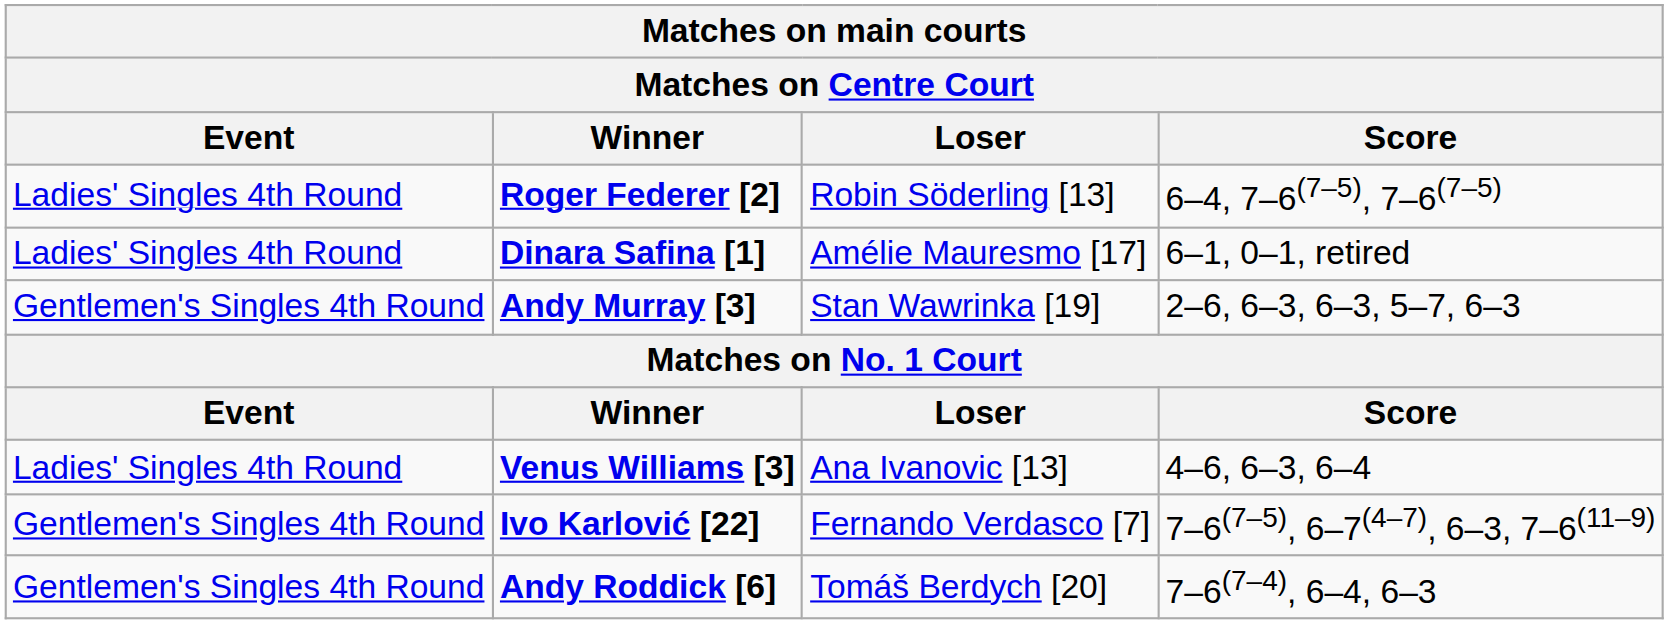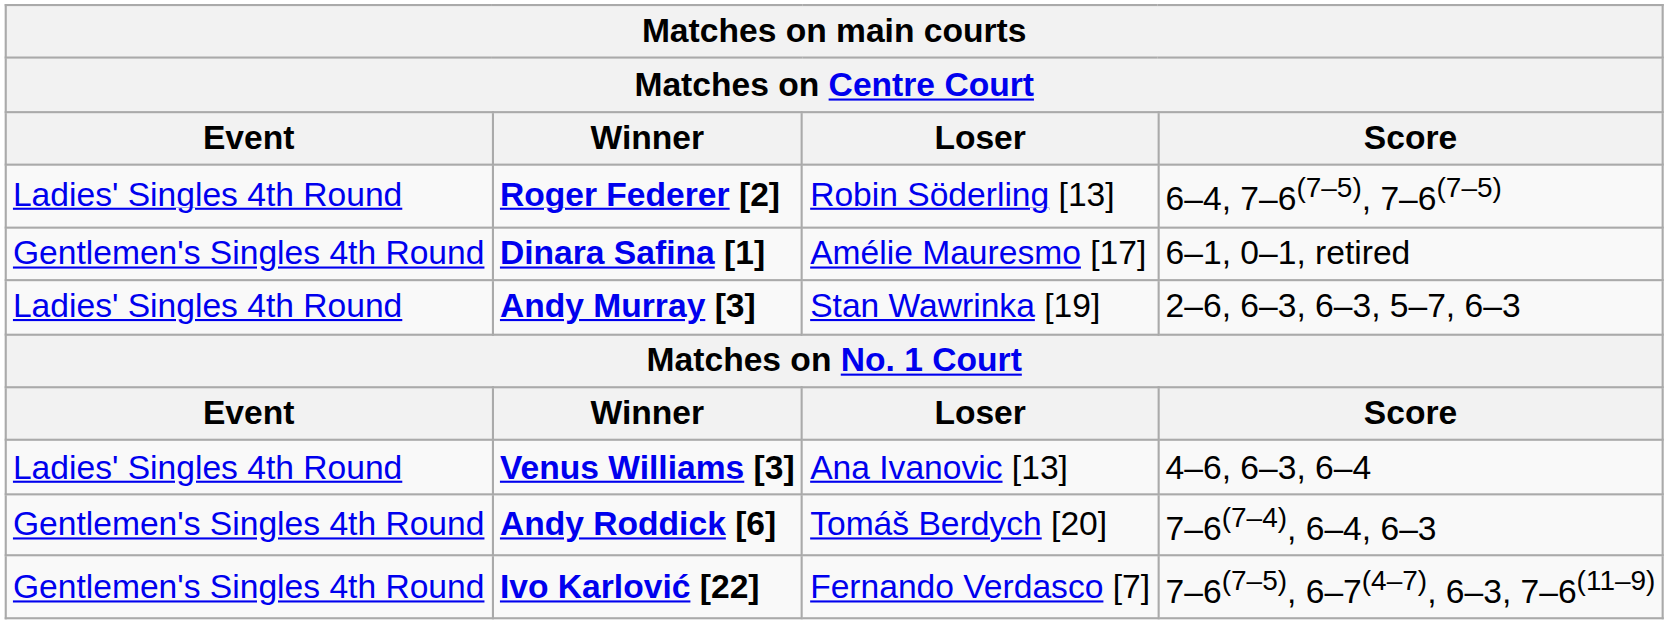(208, 253) Ladies' Singles 4th Round -> (249, 253) Gentlemen's Singles 4th Round
(249, 306) Gentlemen's Singles 4th Round -> (208, 306) Ladies' Singles 4th Round
rows swapped: (630, 524) <-> (638, 586)
